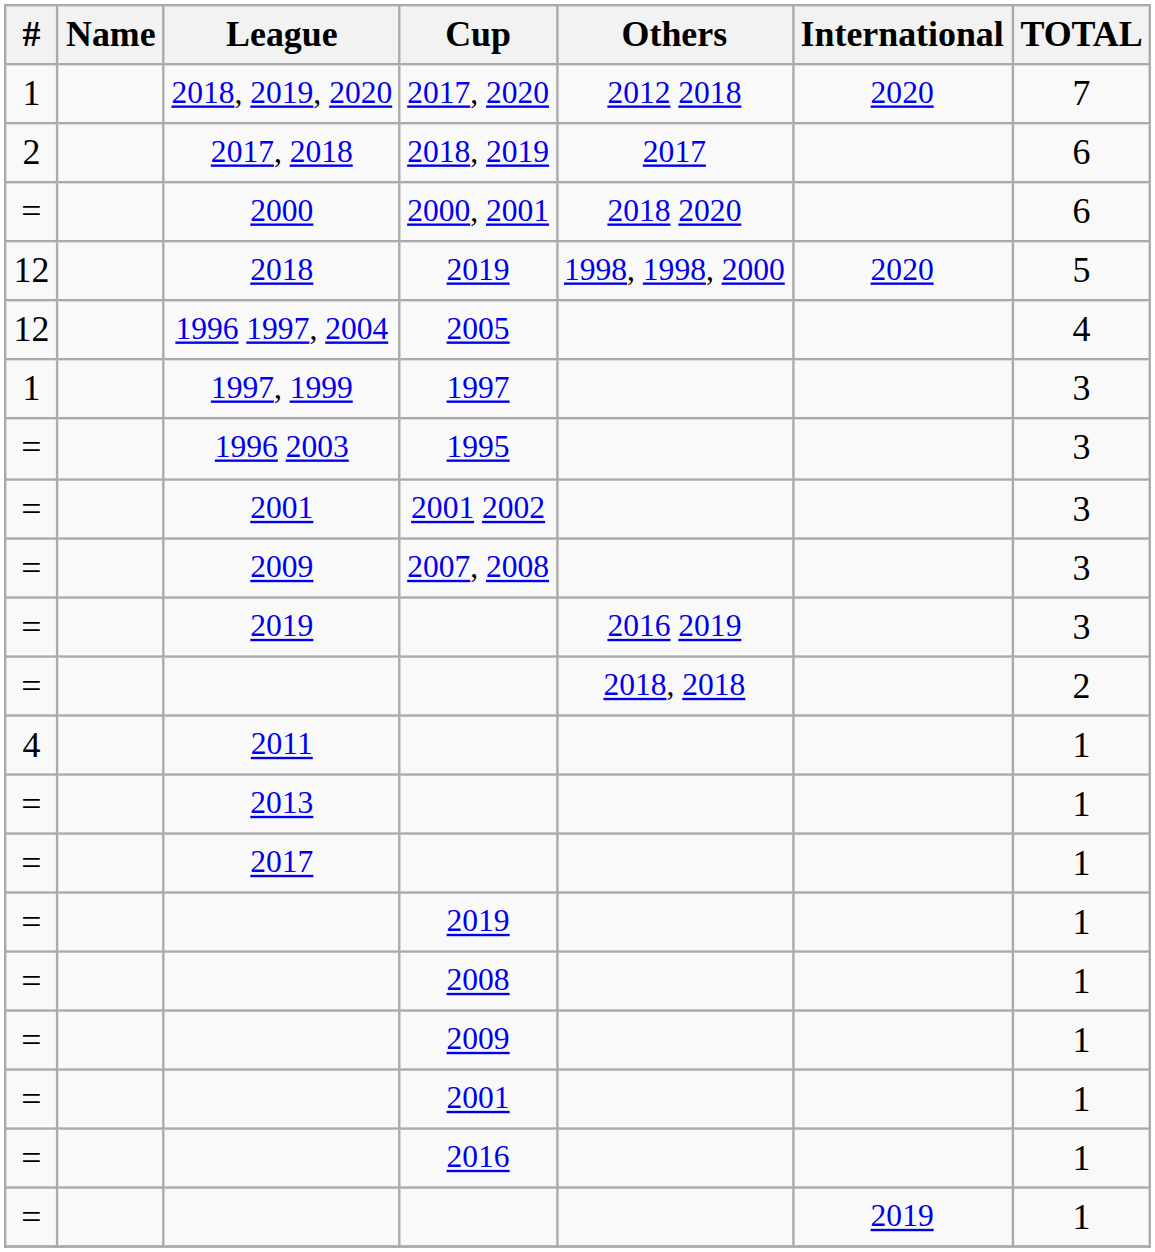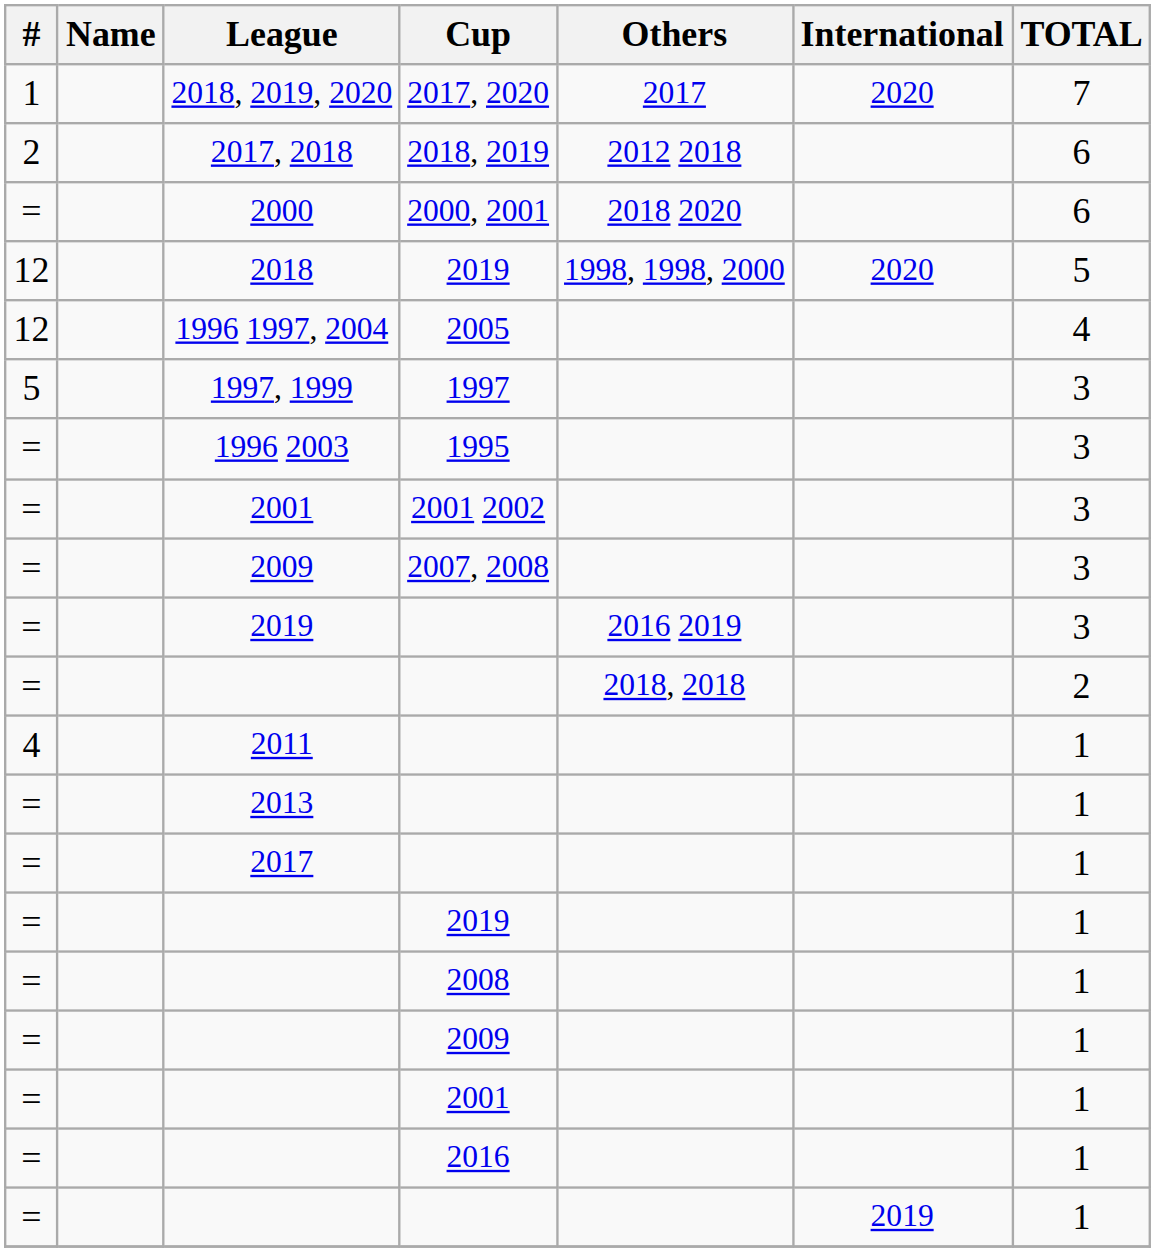(674, 93) 2012 2018 -> (674, 93) 2017
(674, 152) 2017 -> (674, 152) 2012 2018
(31, 389) 1 -> (31, 389) 5
